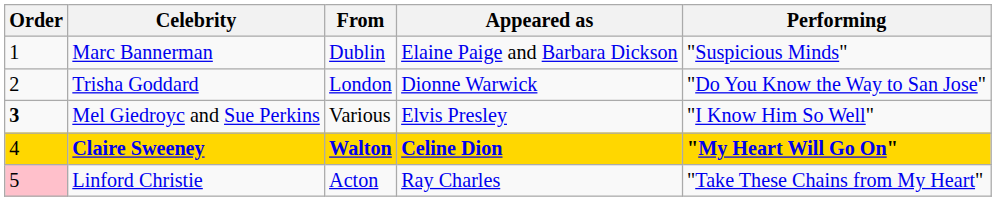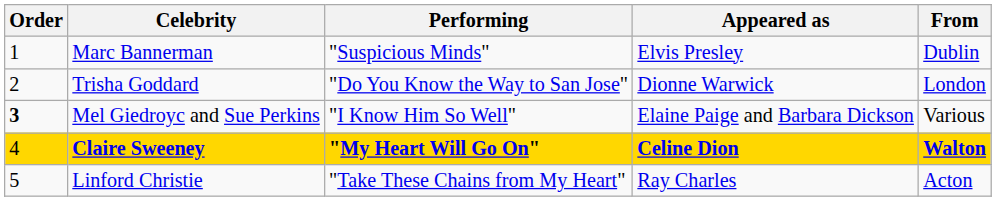columns swapped: (360, 20) <-> (836, 20)
(539, 52) Elaine Paige and Barbara Dickson -> (690, 52) Elvis Presley
(454, 116) Elvis Presley -> (776, 116) Elaine Paige and Barbara Dickson
(14, 180) pink background -> (14, 180) no background
